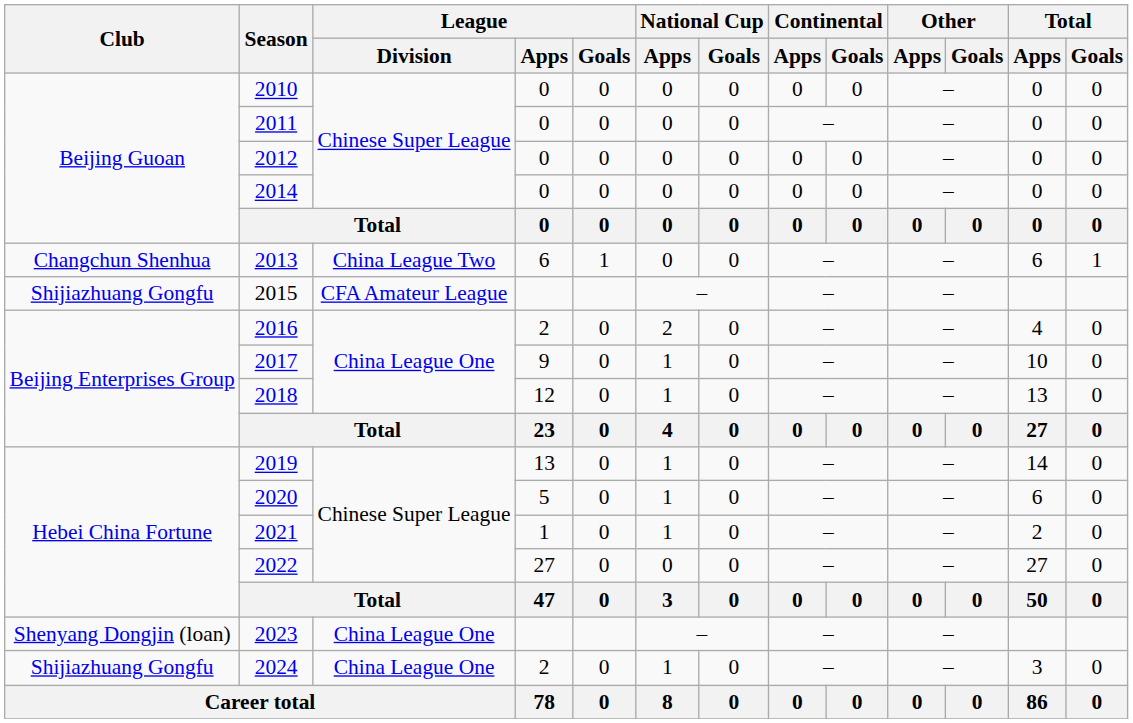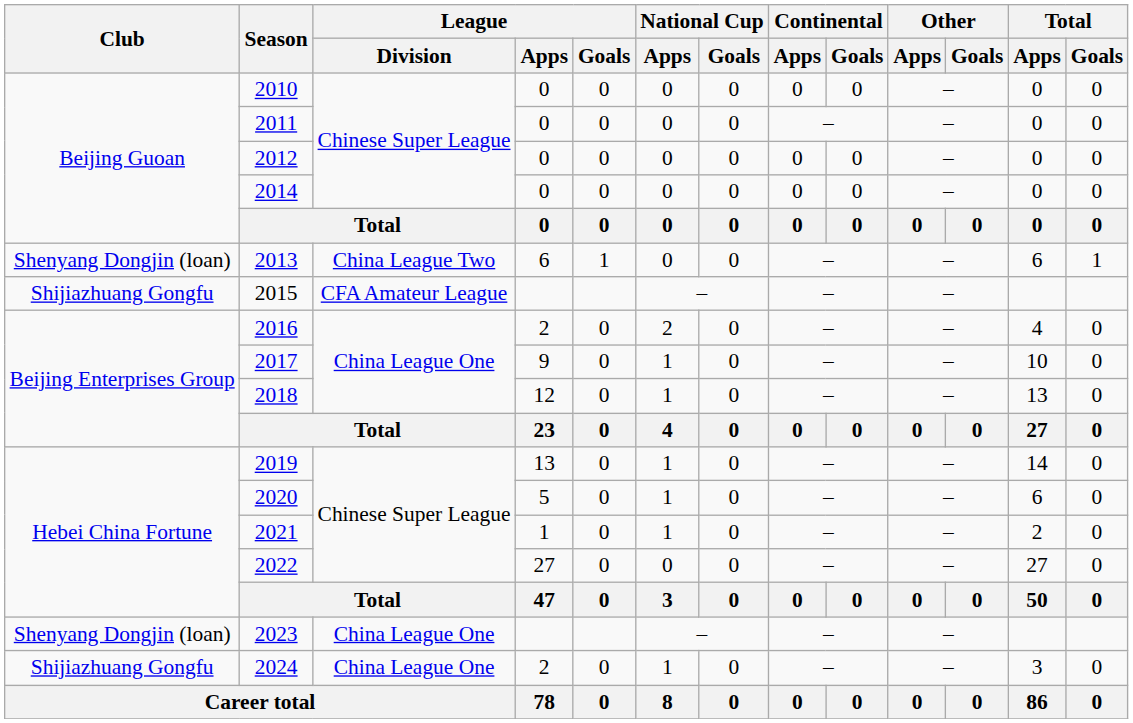(122, 259) Changchun Shenhua -> (122, 259) Shenyang Dongjin (loan)
